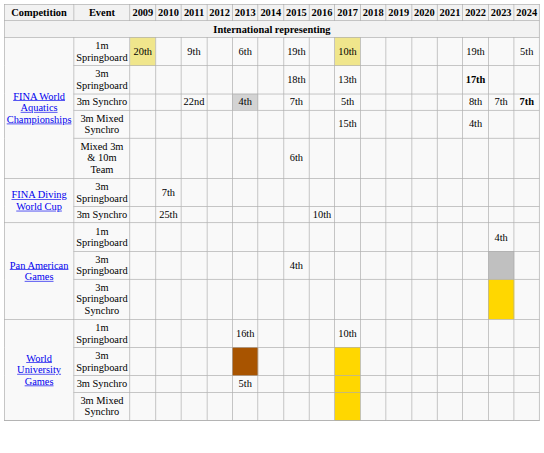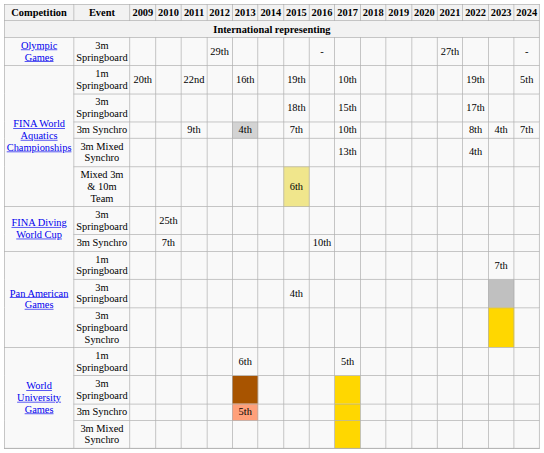+ row: (39, 51)
(143, 51) khaki background -> (143, 79) no background
(194, 51) 9th -> (194, 79) 22nd
(245, 51) 6th -> (245, 79) 16th
(348, 51) khaki background -> (348, 79) no background
(348, 79) 13th -> (348, 107) 15th
(476, 79) bold -> (476, 107) normal
(194, 102) 22nd -> (194, 130) 9th
(348, 102) 5th -> (348, 130) 10th
(501, 102) 7th -> (501, 130) 4th
(527, 102) bold -> (527, 130) normal
(348, 124) 15th -> (348, 152) 13th
(296, 158) no background -> (296, 186) khaki background
(168, 192) 7th -> (168, 220) 25th
(168, 214) 25th -> (168, 243) 7th
(501, 237) 4th -> (501, 265) 7th
(245, 333) 16th -> (245, 361) 6th
(348, 333) 10th -> (348, 361) 5th
(245, 384) no background -> (245, 412) lightsalmon background
